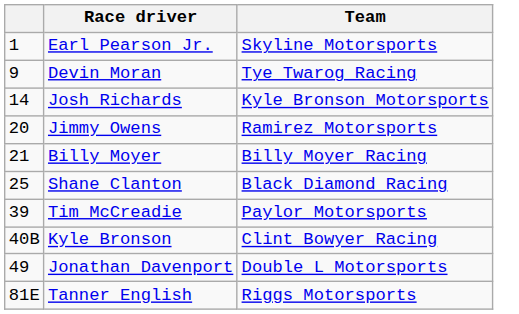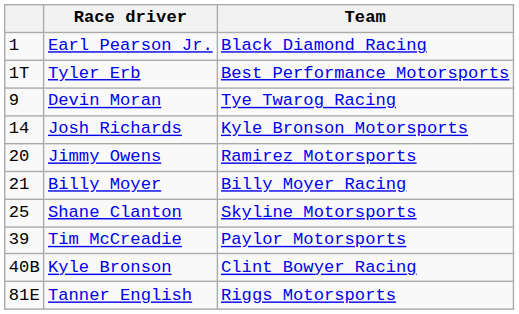(339, 47) Skyline Motorsports -> (324, 47) Black Diamond Racing
+ row: (94, 74)
(345, 185) Black Diamond Racing -> (319, 213) Skyline Motorsports
- row: (141, 268)
